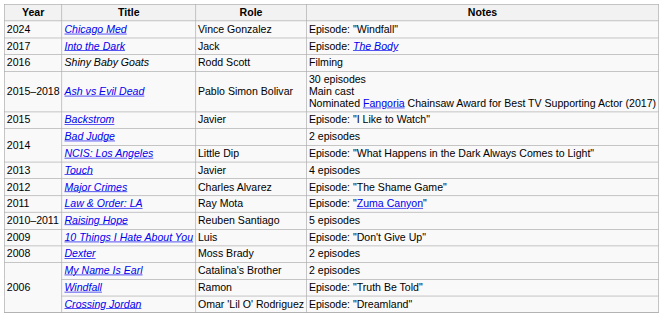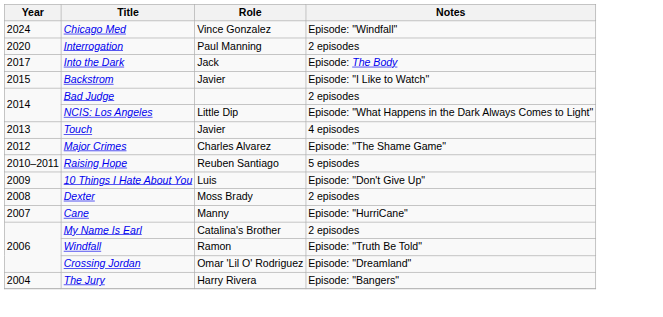+ row: (93, 46)
- row: (107, 63)
- row: (104, 91)
- row: (104, 204)
+ row: (76, 213)
+ row: (84, 280)
